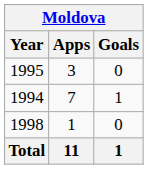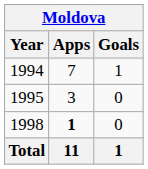rows swapped: (27, 97) <-> (27, 71)
(72, 124) normal -> (72, 124) bold
